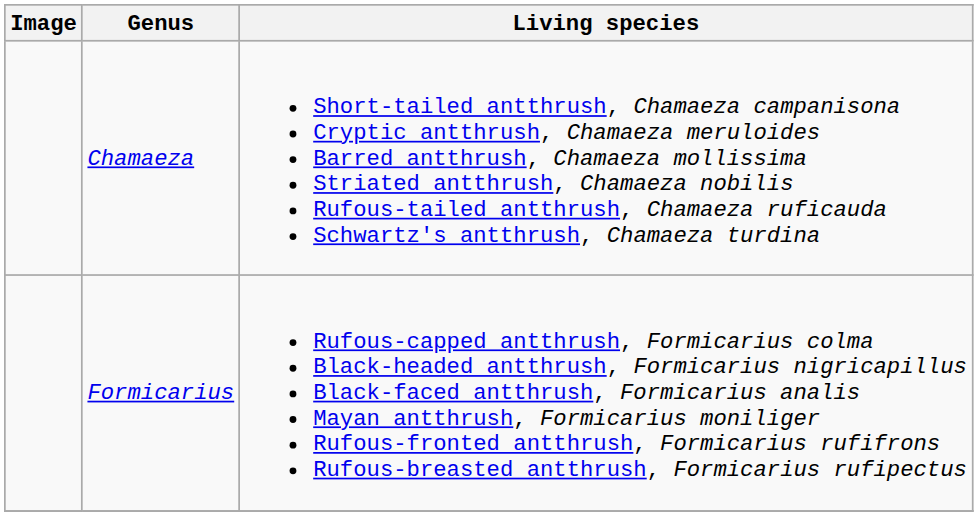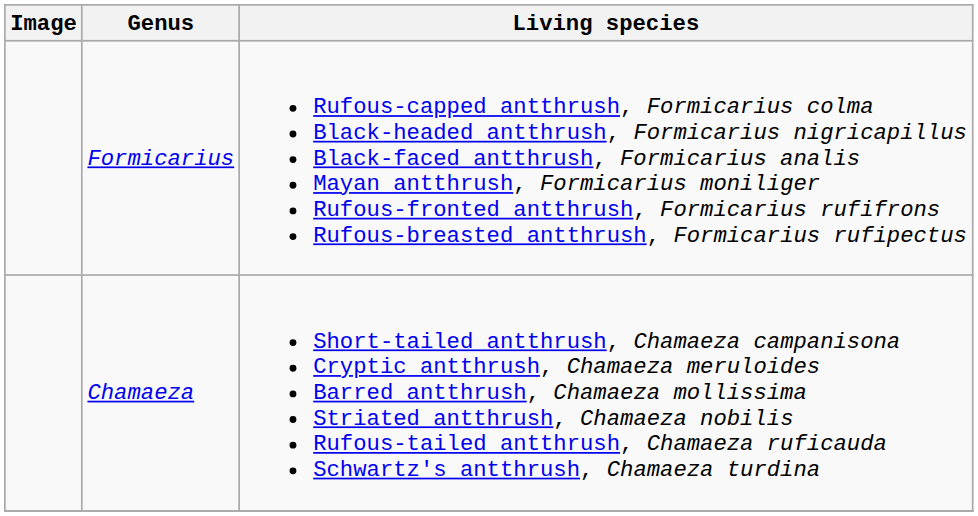rows swapped: (161, 393) <-> (141, 158)
